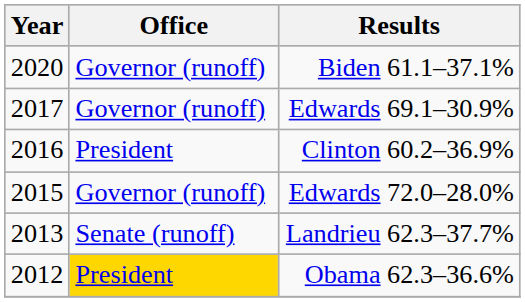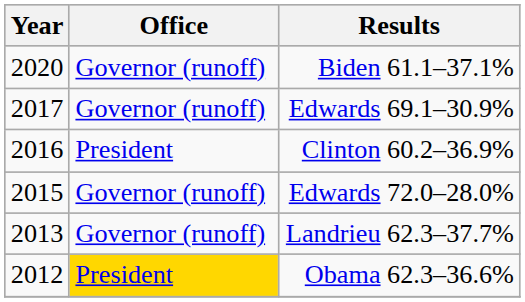(155, 233) Senate (runoff) -> (170, 233) Governor (runoff)
